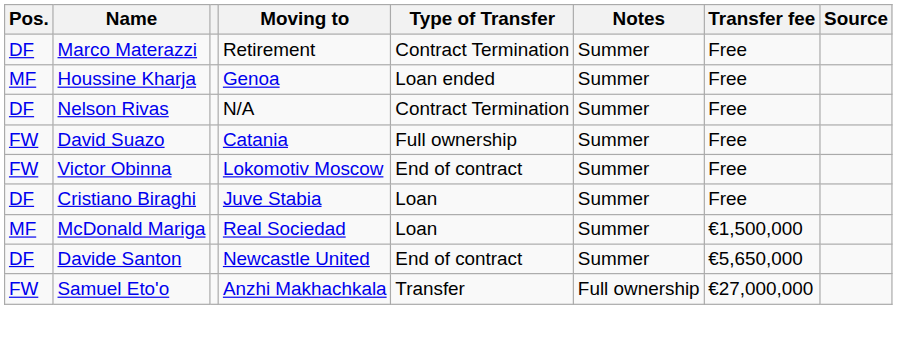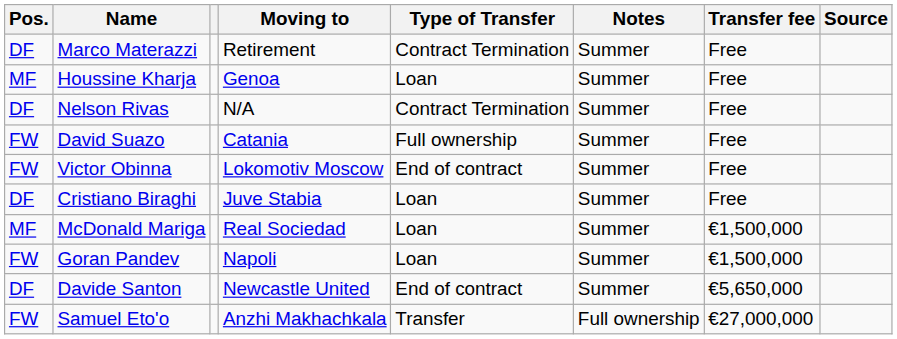(445, 79) Loan ended -> (416, 79) Loan
+ row: (118, 259)
